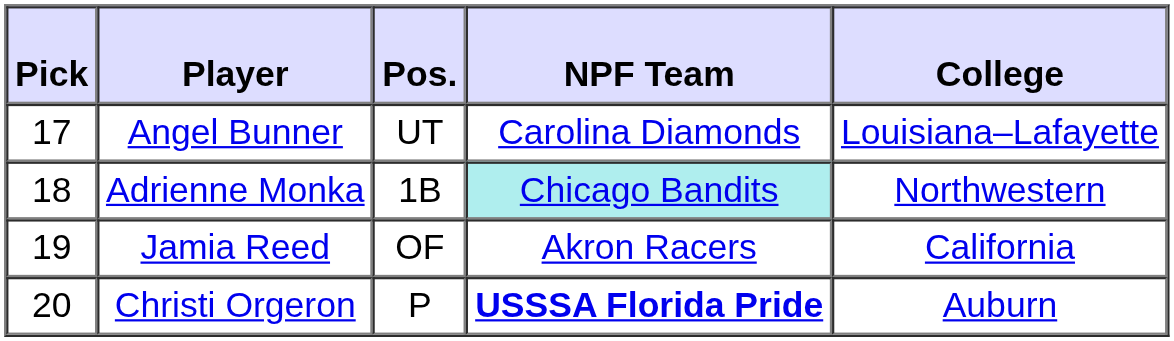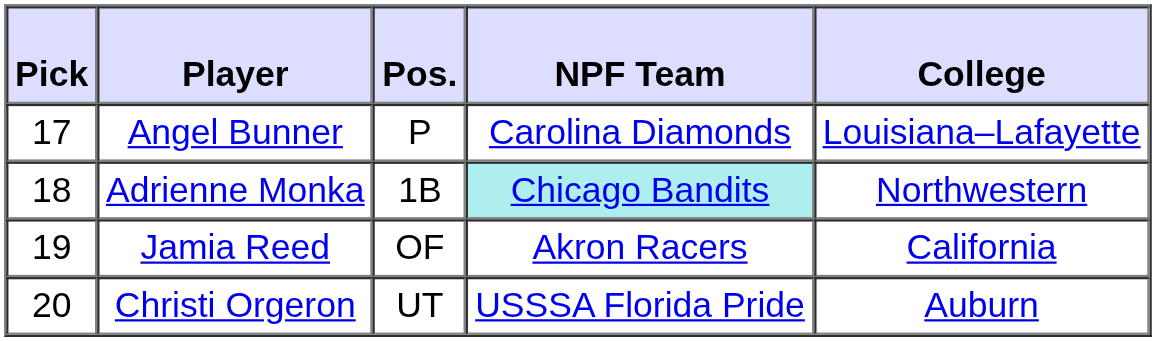(420, 132) UT -> (420, 132) P
(420, 305) P -> (420, 305) UT
(649, 305) bold -> (640, 305) normal
